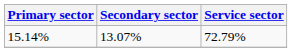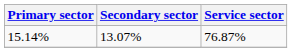(225, 36) 72.79% -> (225, 36) 76.87%
